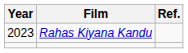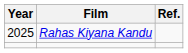(20, 33) 2023 -> (20, 33) 2025
